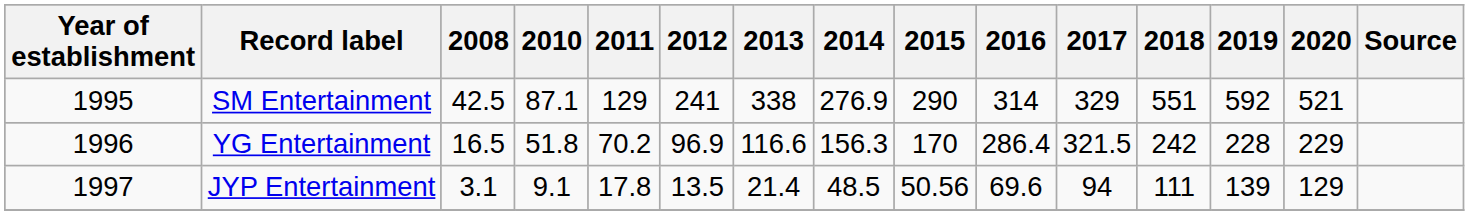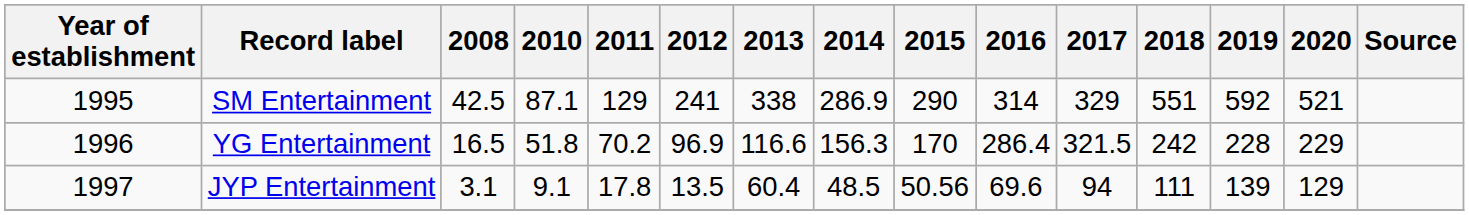(854, 100) 276.9 -> (854, 100) 286.9
(774, 187) 21.4 -> (774, 187) 60.4
